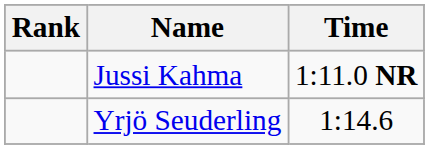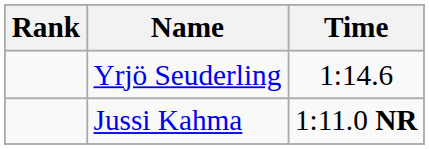rows swapped: (168, 74) <-> (187, 120)
